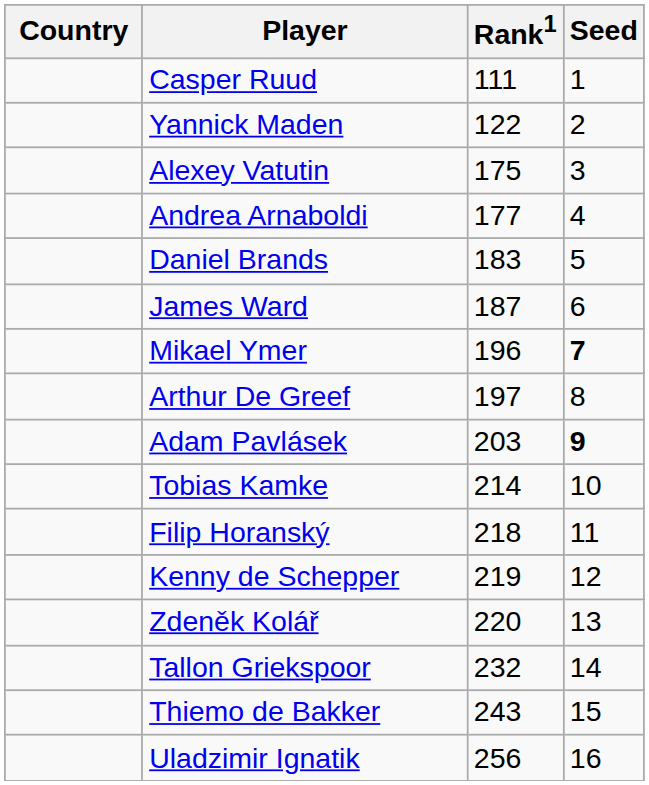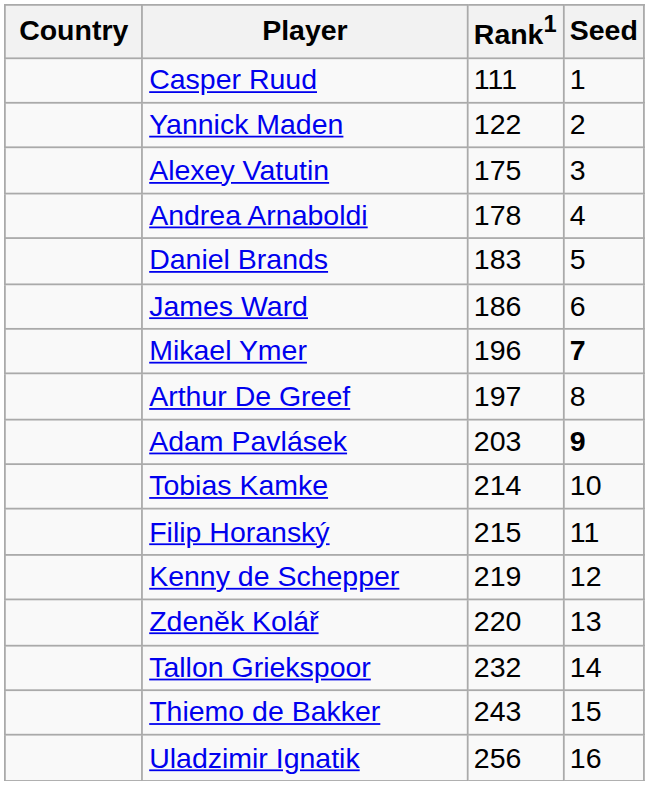(498, 215) 177 -> (498, 215) 178
(498, 305) 187 -> (498, 305) 186
(498, 531) 218 -> (498, 531) 215
